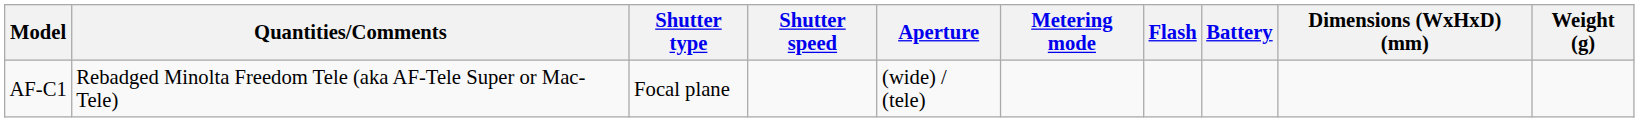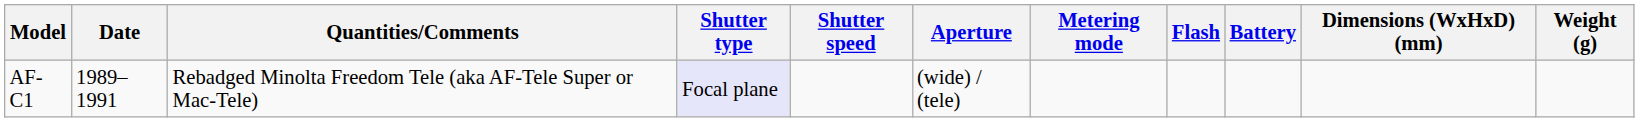+ column: (120, 32)
(682, 88) no background -> (730, 88) lavender background
